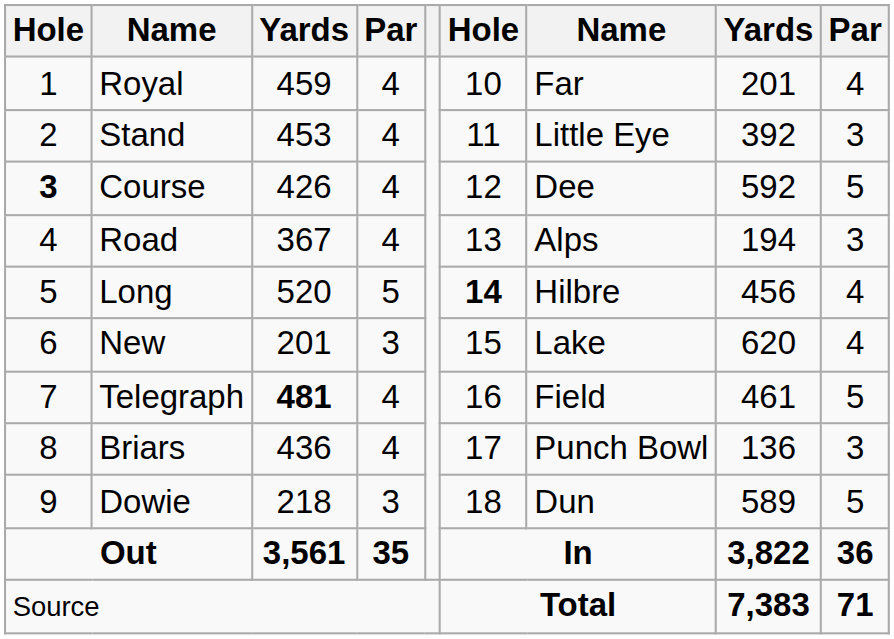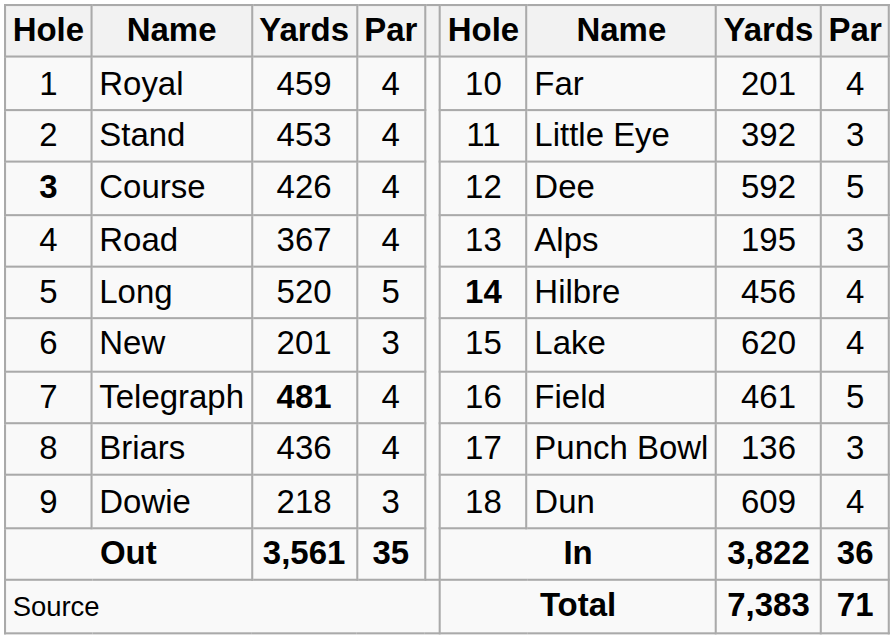(769, 239) 194 -> (769, 239) 195
(769, 501) 589 -> (769, 501) 609
(855, 501) 5 -> (855, 501) 4
